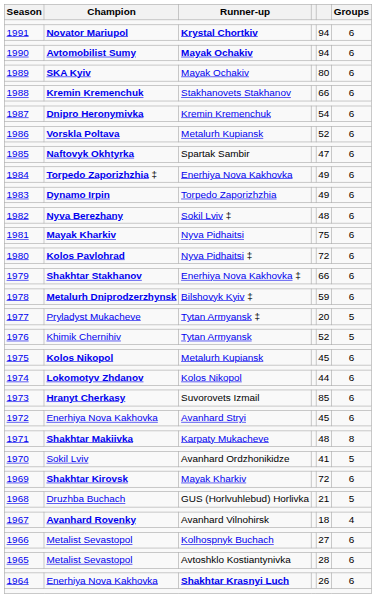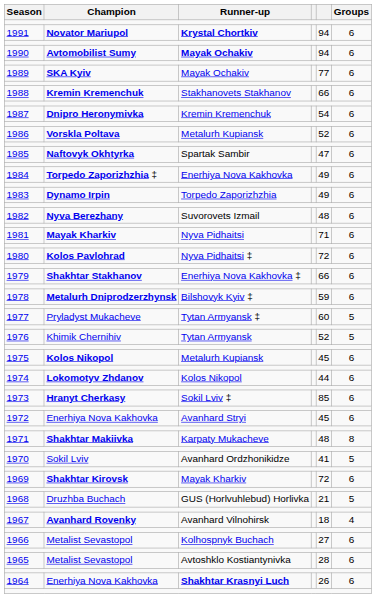(324, 73) 80 -> (324, 73) 77
(206, 215) Sokil Lviv ‡ -> (220, 215) Suvorovets Izmail
(324, 235) 75 -> (324, 235) 71
(324, 316) 20 -> (324, 316) 60
(220, 398) Suvorovets Izmail -> (206, 398) Sokil Lviv ‡
